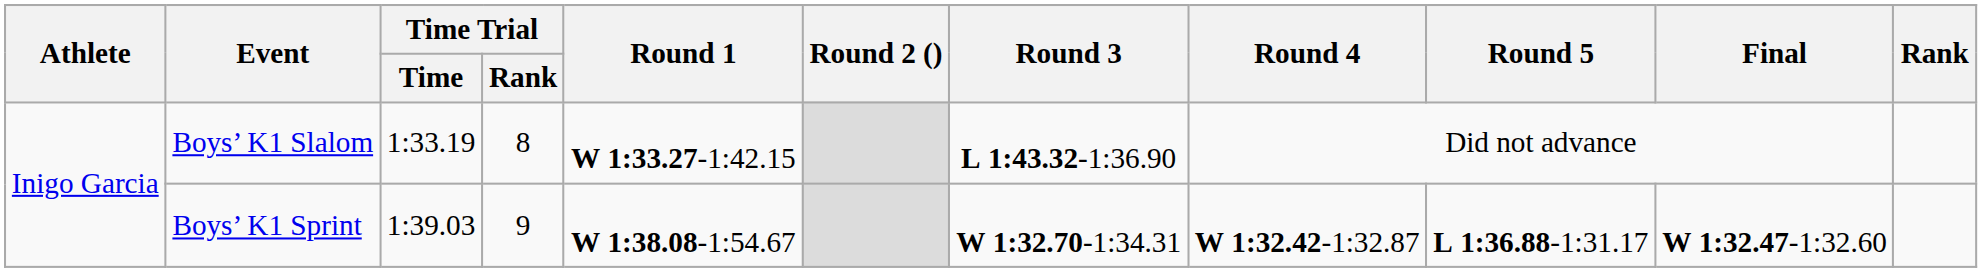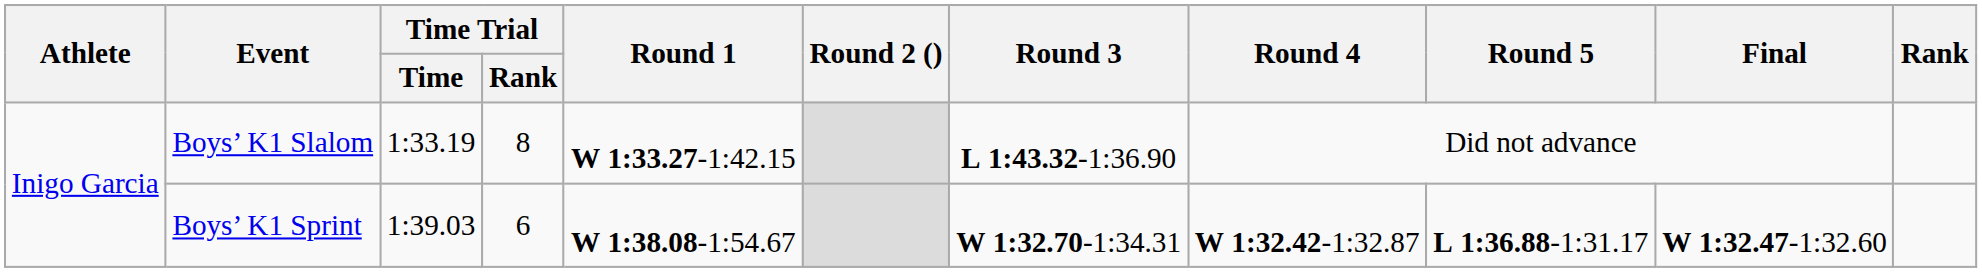(523, 225) 9 -> (523, 225) 6
